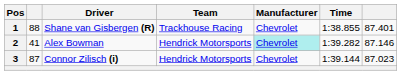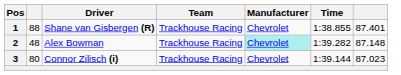(34, 43) 41 -> (34, 43) 48
(205, 43) Hendrick Motorsports -> (201, 43) Trackhouse Racing
(379, 43) 87.146 -> (370, 43) 87.148
(34, 58) 87 -> (34, 58) 80
(205, 58) Hendrick Motorsports -> (201, 58) Trackhouse Racing
